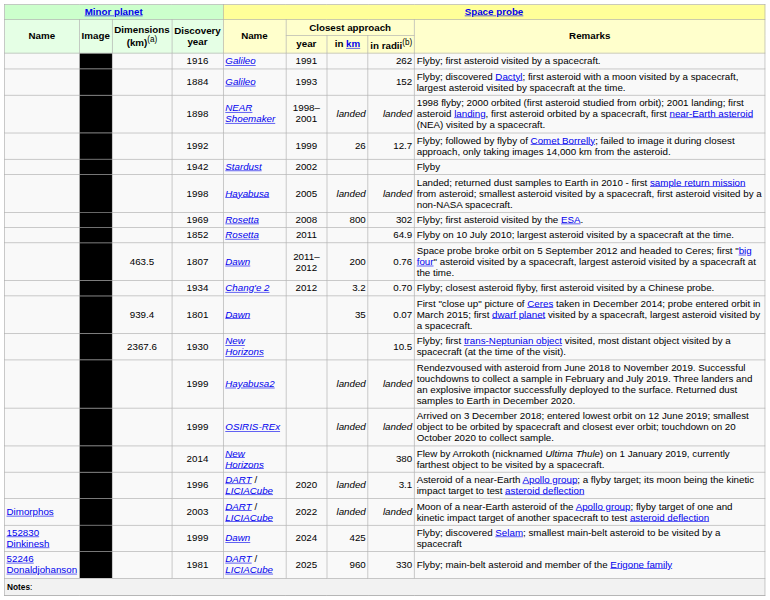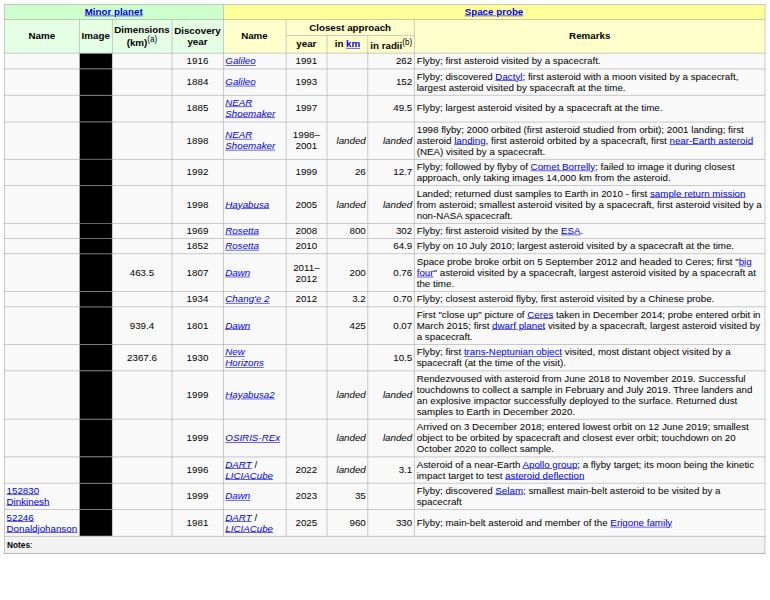+ row: (42, 109)
- row: (42, 167)
(306, 235) 2011 -> (306, 246) 2010
(360, 314) 35 -> (358, 325) 425
- row: (42, 459)
(306, 485) 2020 -> (306, 470) 2022
- row: (30, 512)
(306, 538) 2024 -> (306, 496) 2023
(358, 538) 425 -> (360, 496) 35
